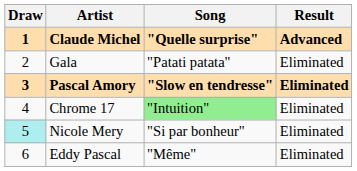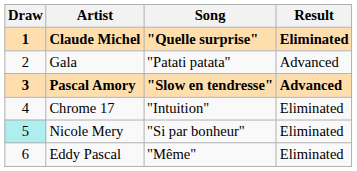(311, 39) Advanced -> (314, 39) Eliminated
(312, 62) Eliminated -> (309, 62) Advanced
(314, 85) Eliminated -> (311, 85) Advanced
(178, 108) lightgreen background -> (178, 108) no background
